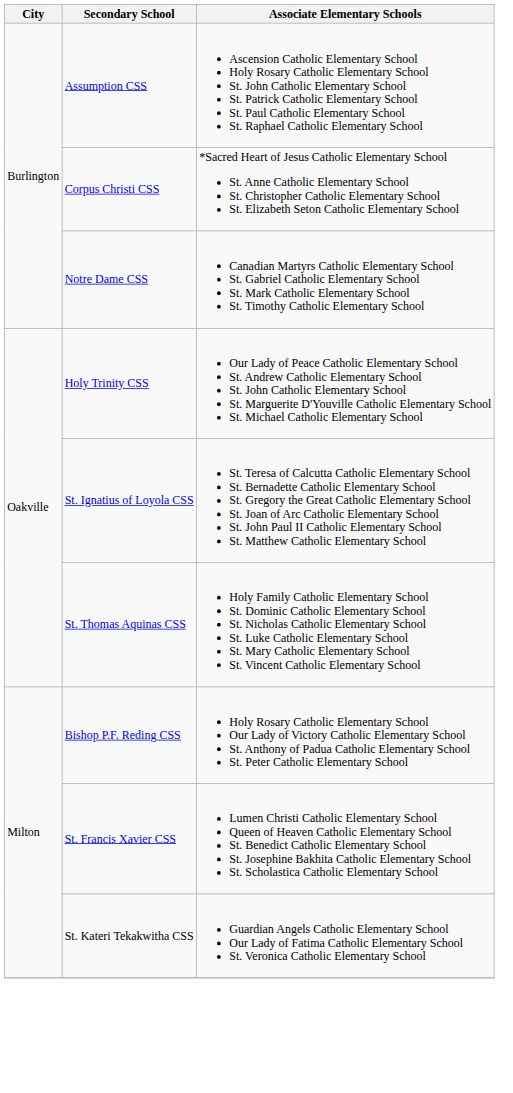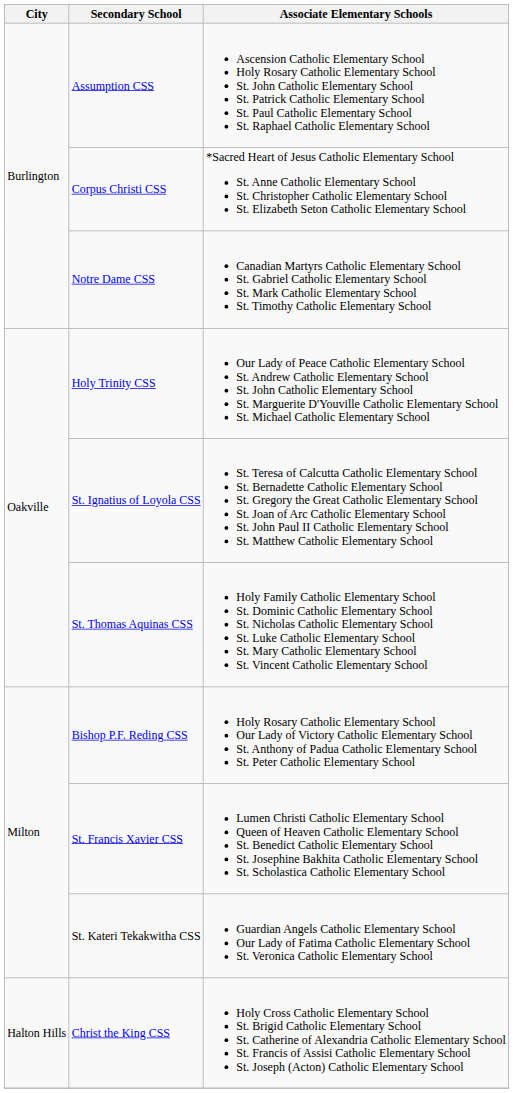+ row: (121, 1033)
